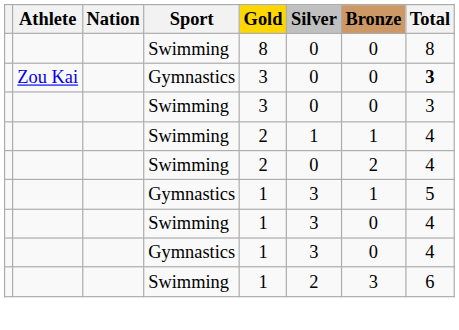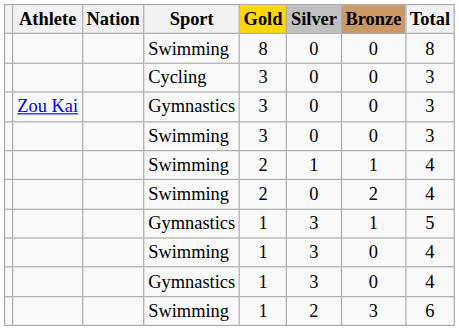+ row: (48, 78)
(430, 77) bold -> (430, 106) normal
